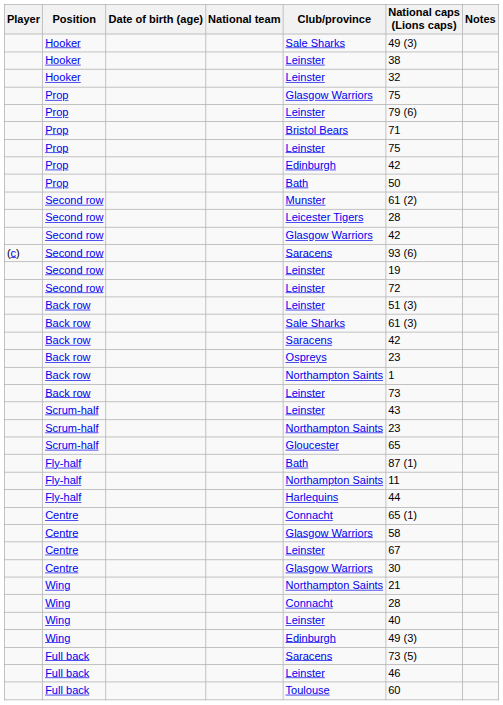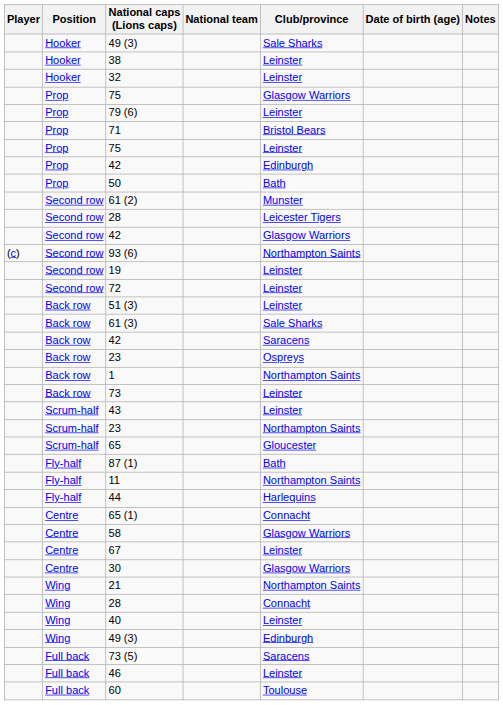columns swapped: (156, 19) <-> (424, 19)
(309, 253) Saracens -> (312, 253) Northampton Saints
